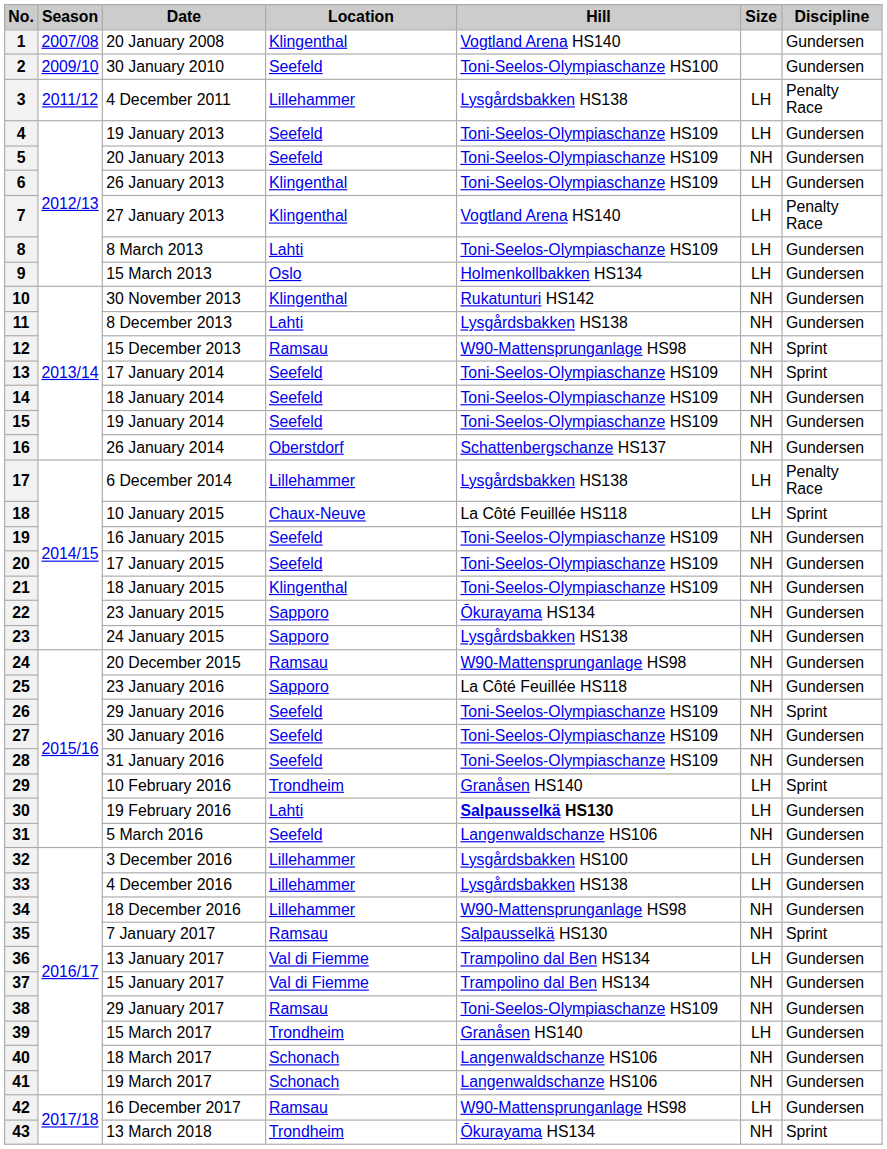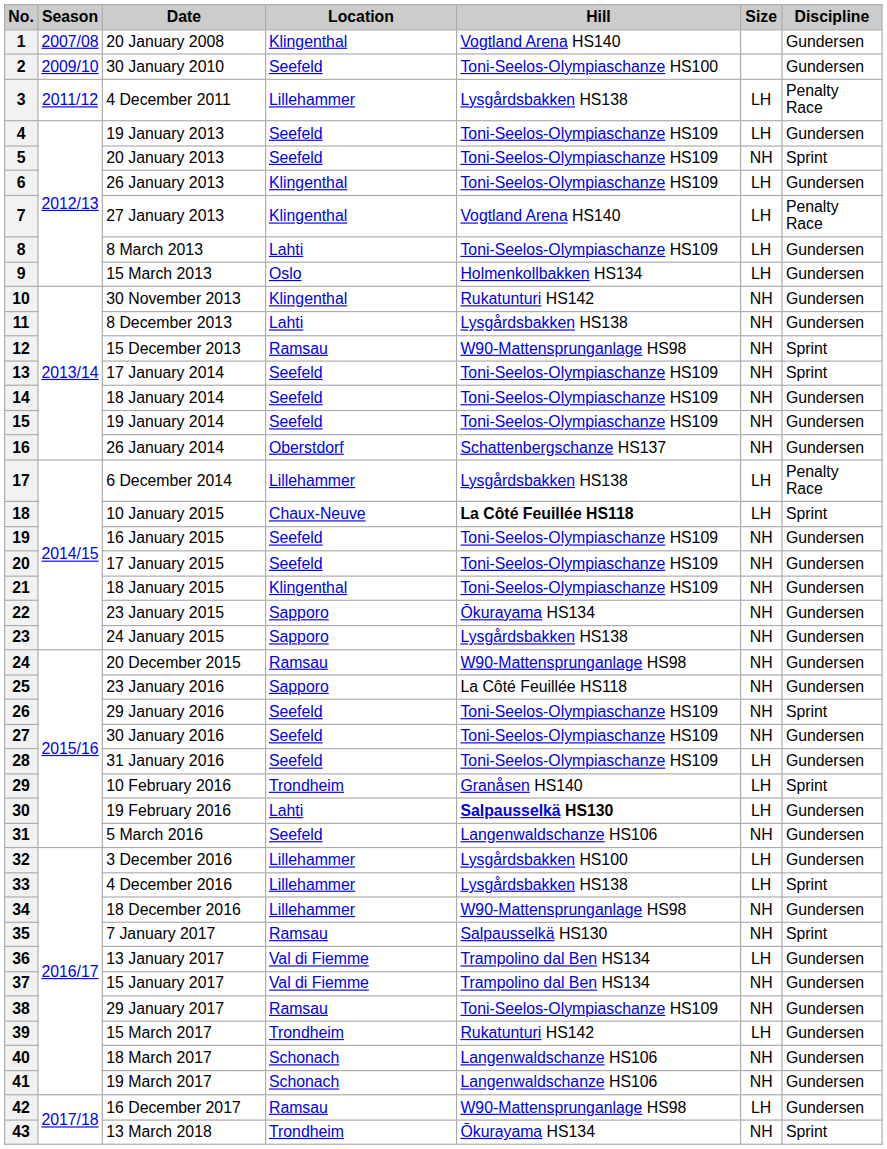(825, 158) Gundersen -> (807, 158) Sprint
(544, 513) normal -> (547, 513) bold
(761, 761) NH -> (761, 761) LH
(825, 884) Gundersen -> (807, 884) Sprint
(522, 1033) Granåsen HS140 -> (527, 1033) Rukatunturi HS142
